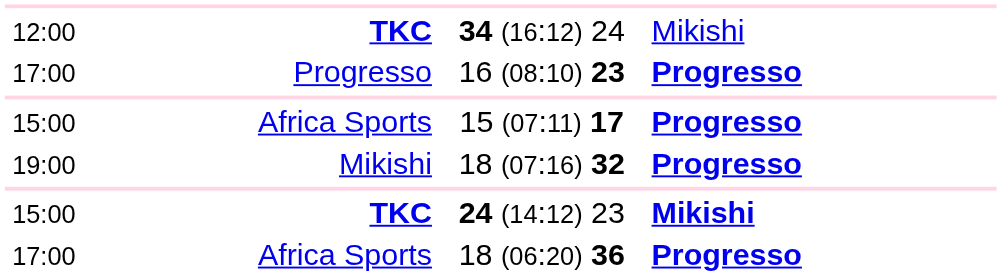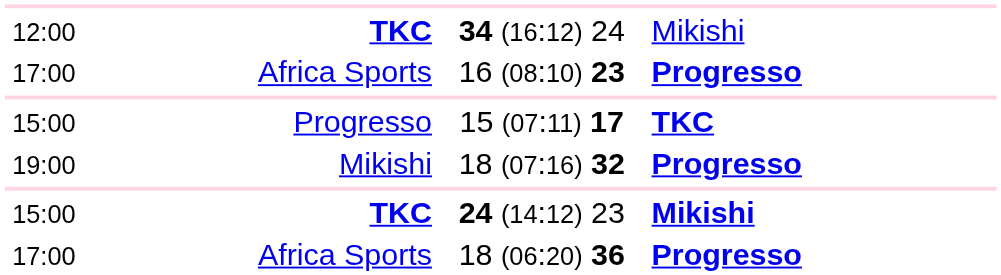(363, 72) Progresso -> (345, 72) Africa Sports
(345, 121) Africa Sports -> (363, 121) Progresso
(727, 121) Progresso -> (683, 121) TKC
